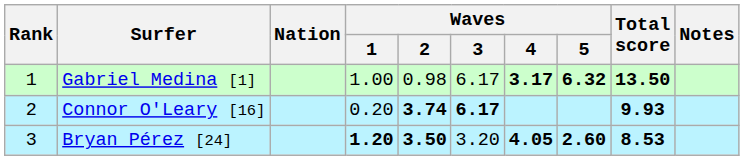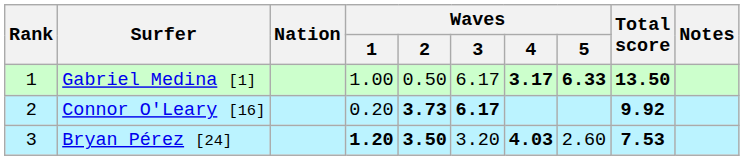(425, 80) 0.98 -> (425, 80) 0.50
(584, 80) 6.32 -> (584, 80) 6.33
(425, 110) 3.74 -> (425, 110) 3.73
(643, 110) 9.93 -> (643, 110) 9.92
(531, 140) 4.05 -> (531, 140) 4.03
(584, 140) bold -> (584, 140) normal
(643, 140) 8.53 -> (643, 140) 7.53
